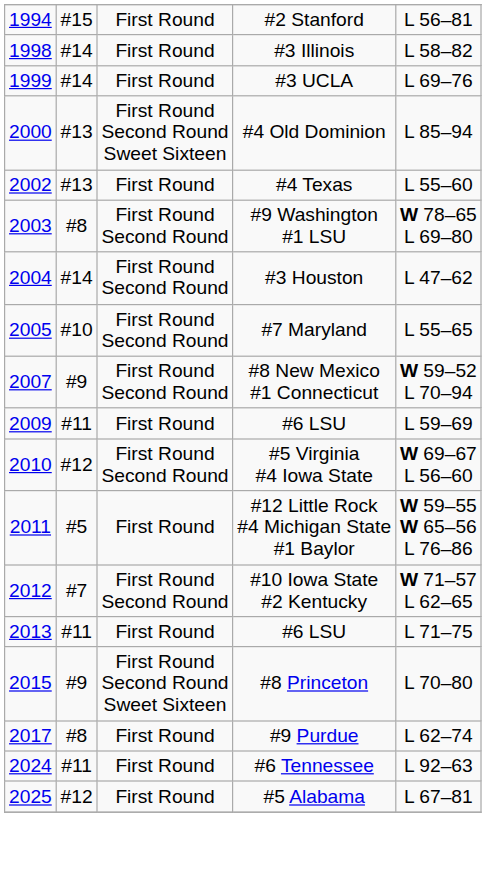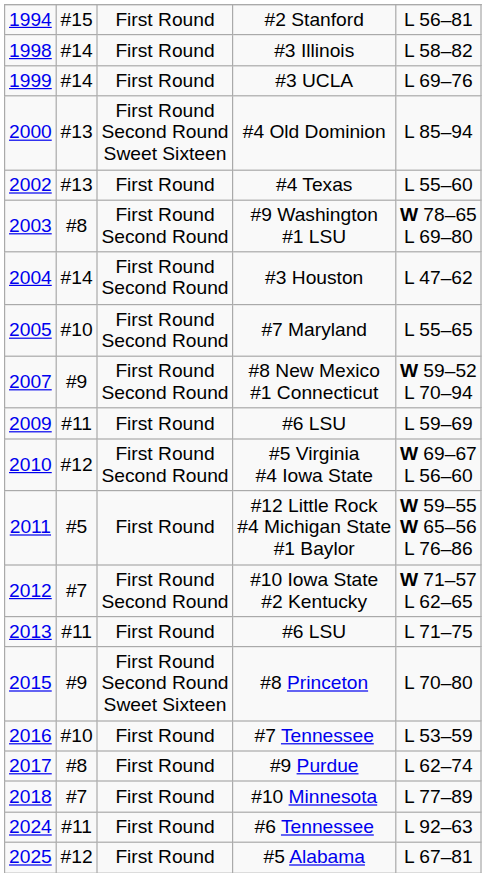+ row: (30, 735)
+ row: (30, 796)
